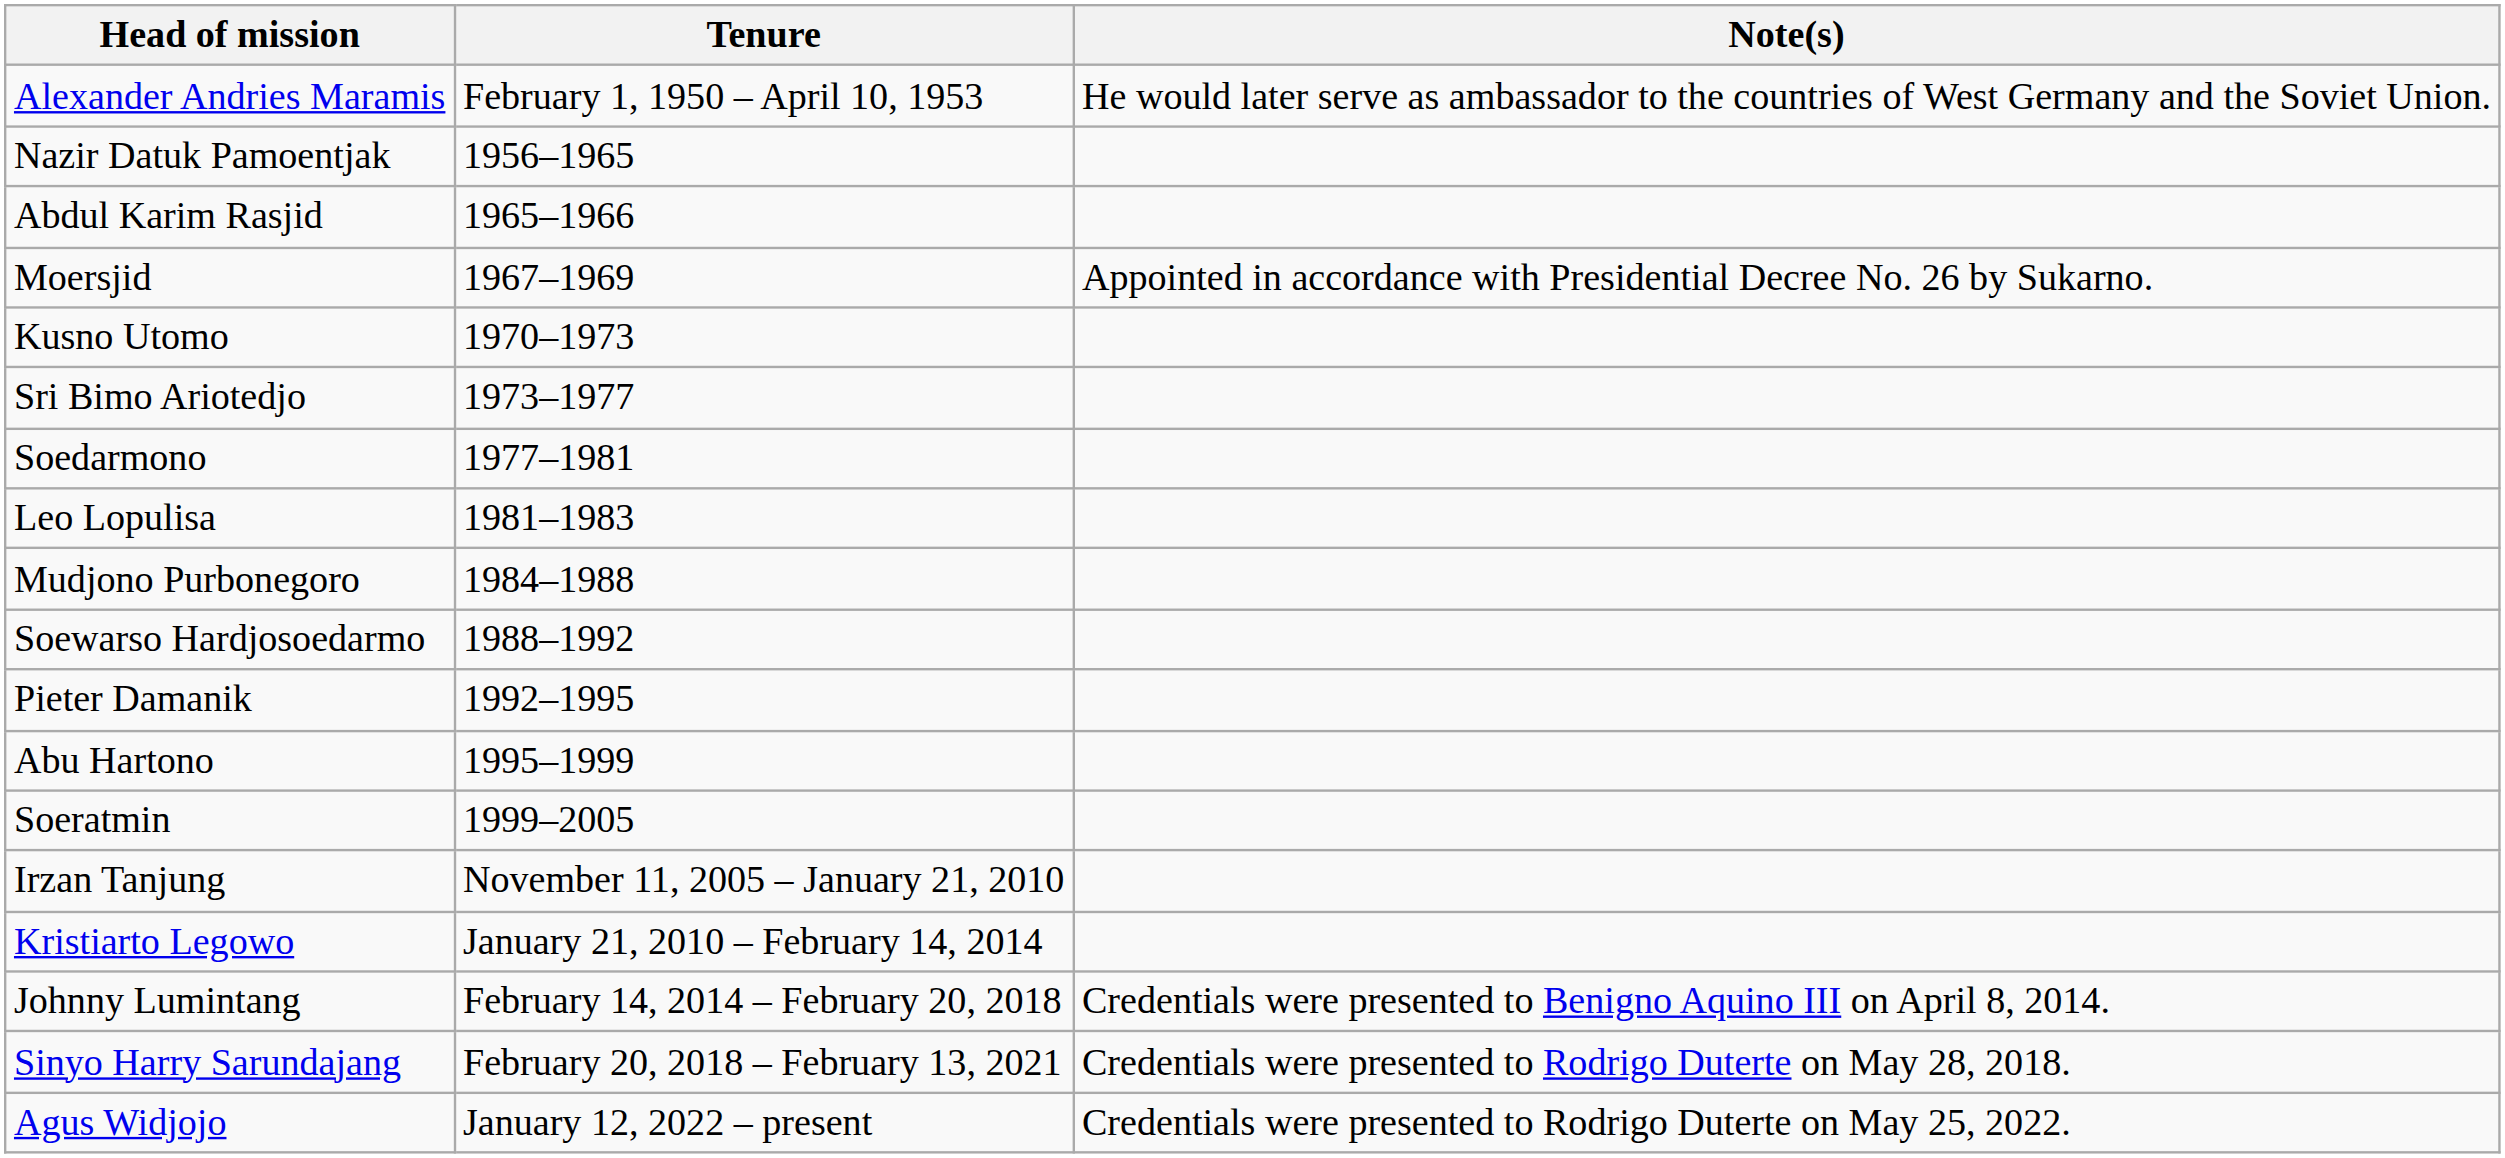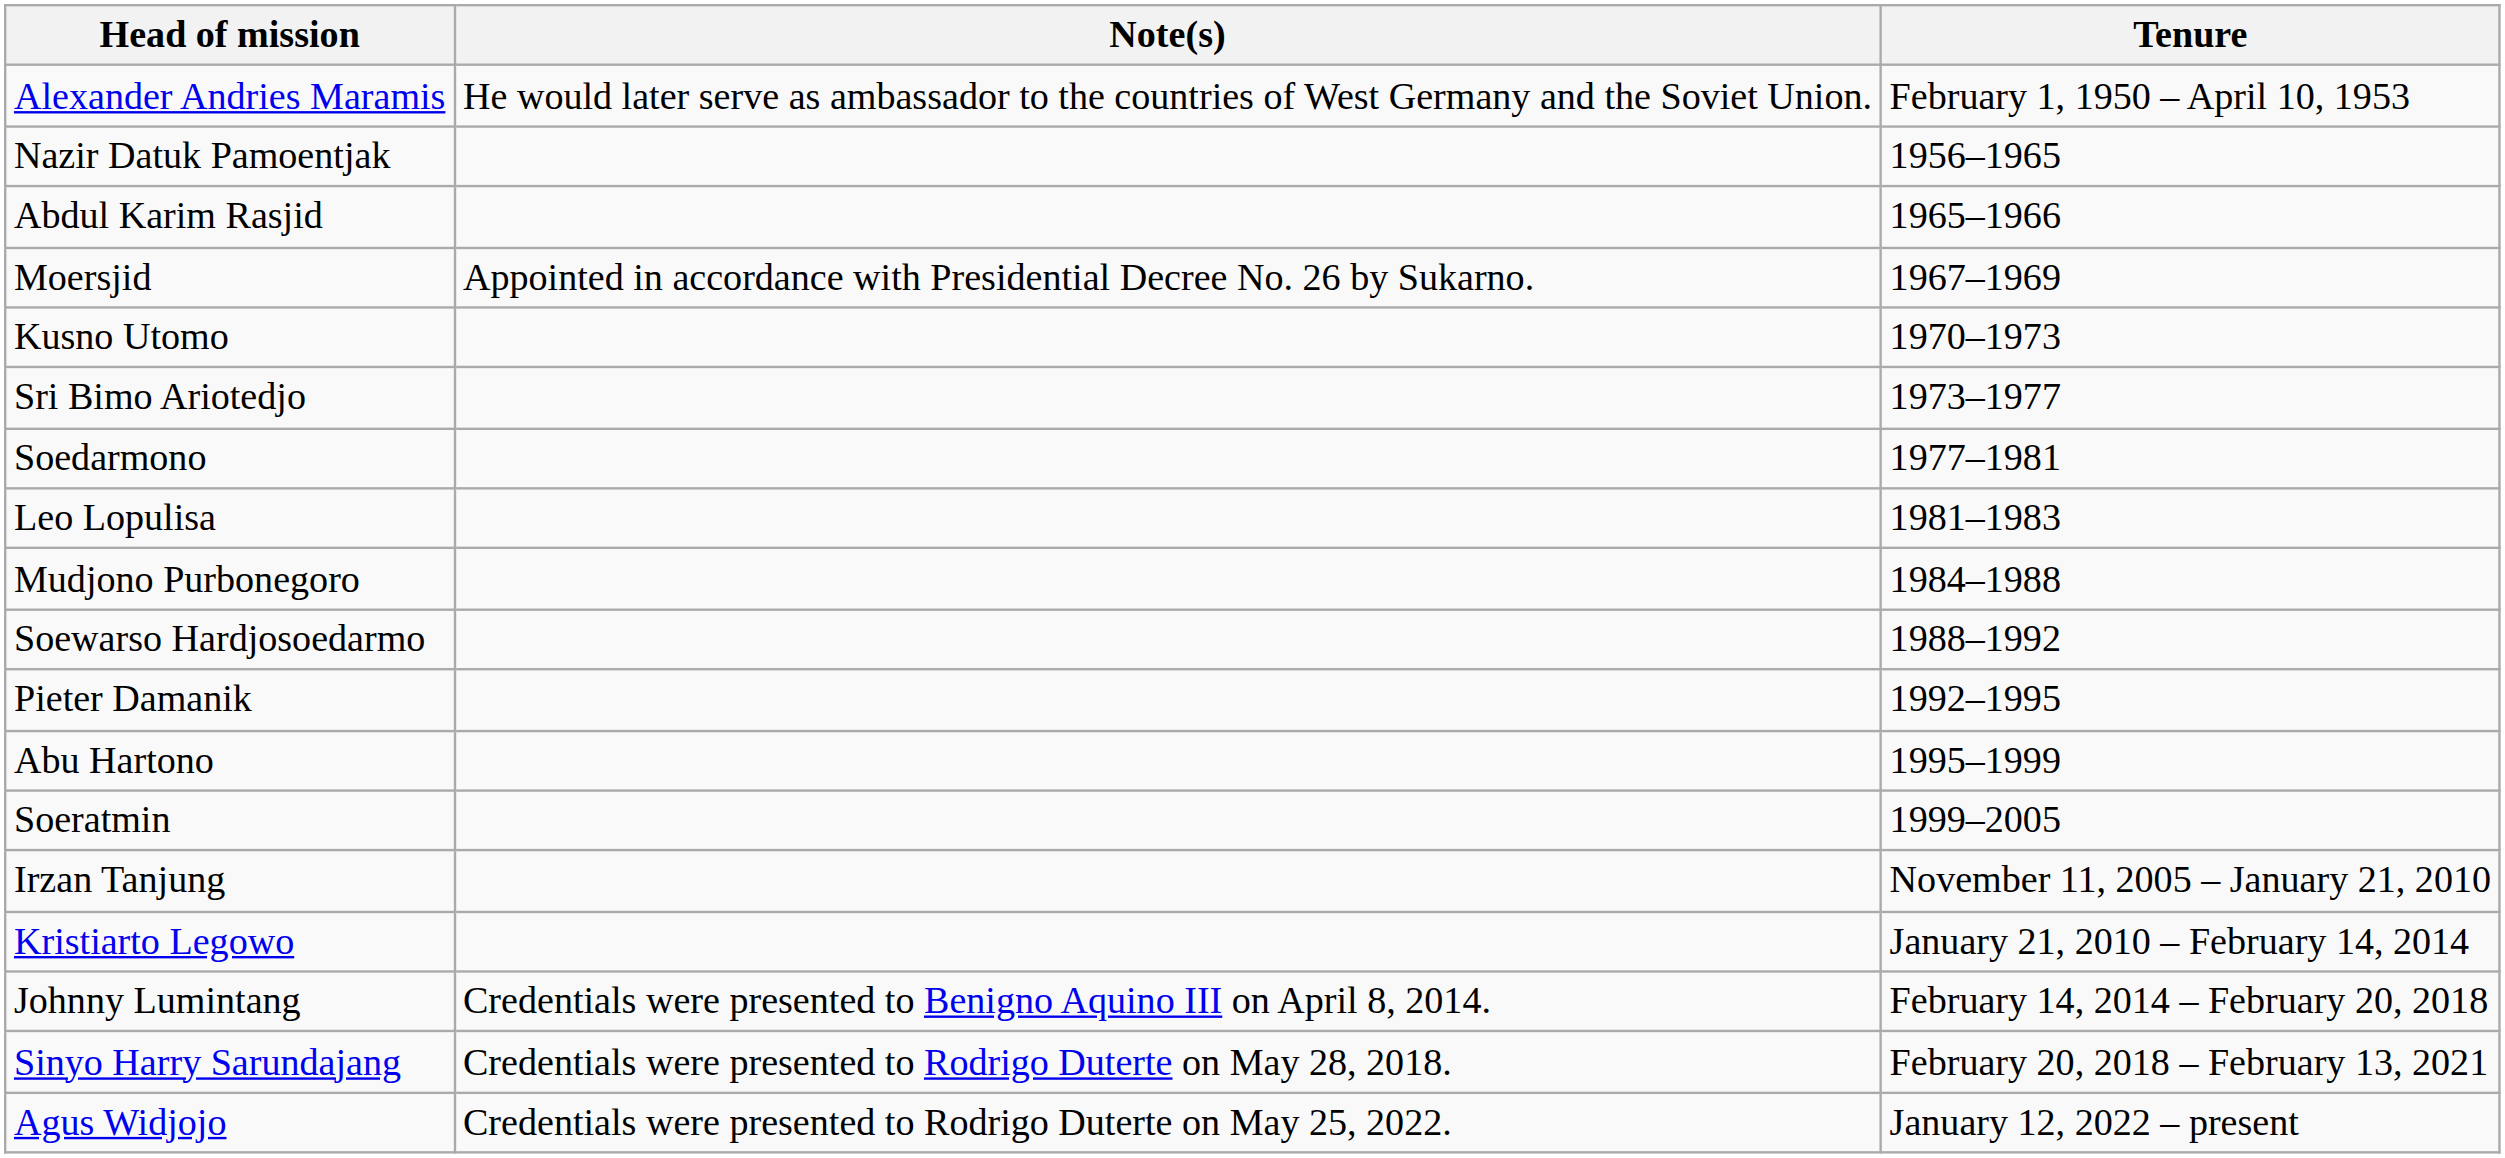columns swapped: (764, 34) <-> (1786, 34)
